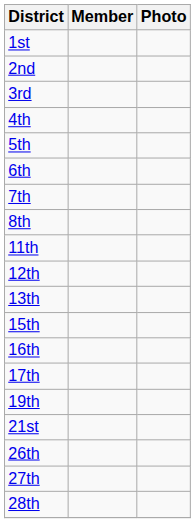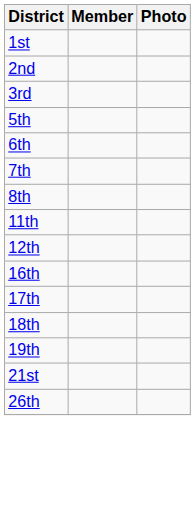- row: (19, 119)
- row: (24, 299)
- row: (24, 324)
+ row: (24, 324)
- row: (24, 478)
- row: (24, 504)
